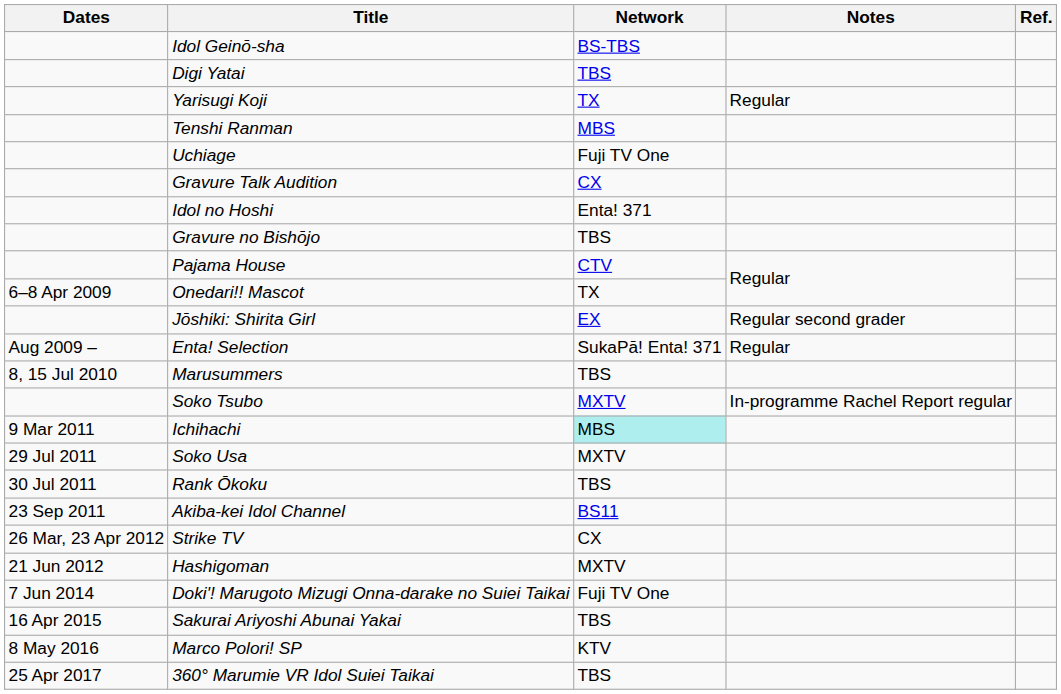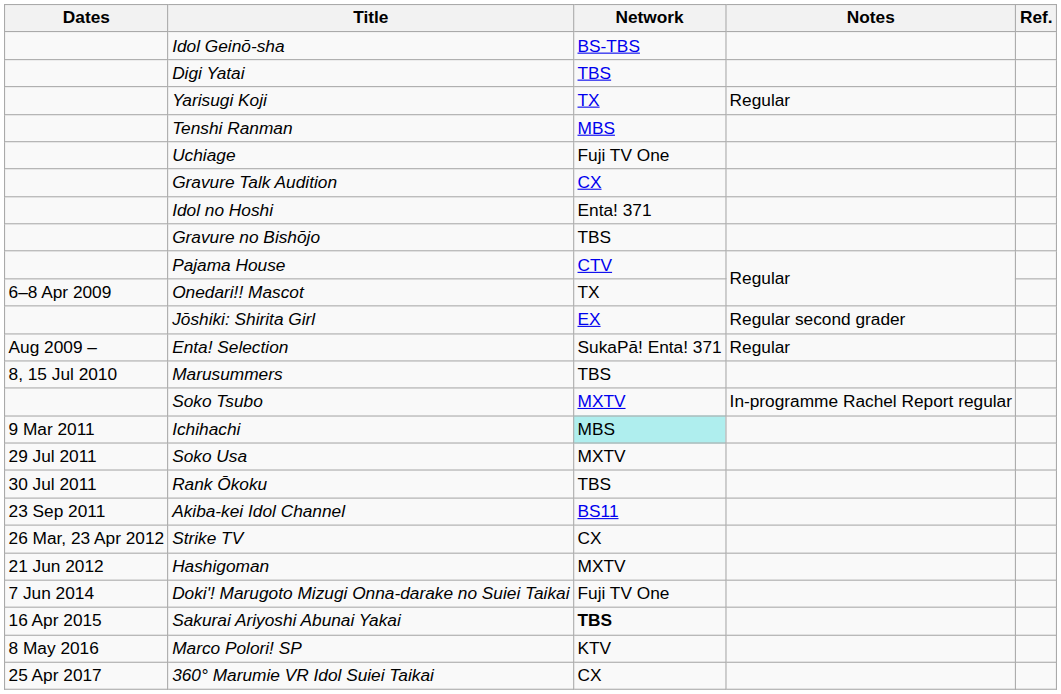(594, 621) normal -> (595, 621) bold
(594, 675) TBS -> (590, 675) CX
